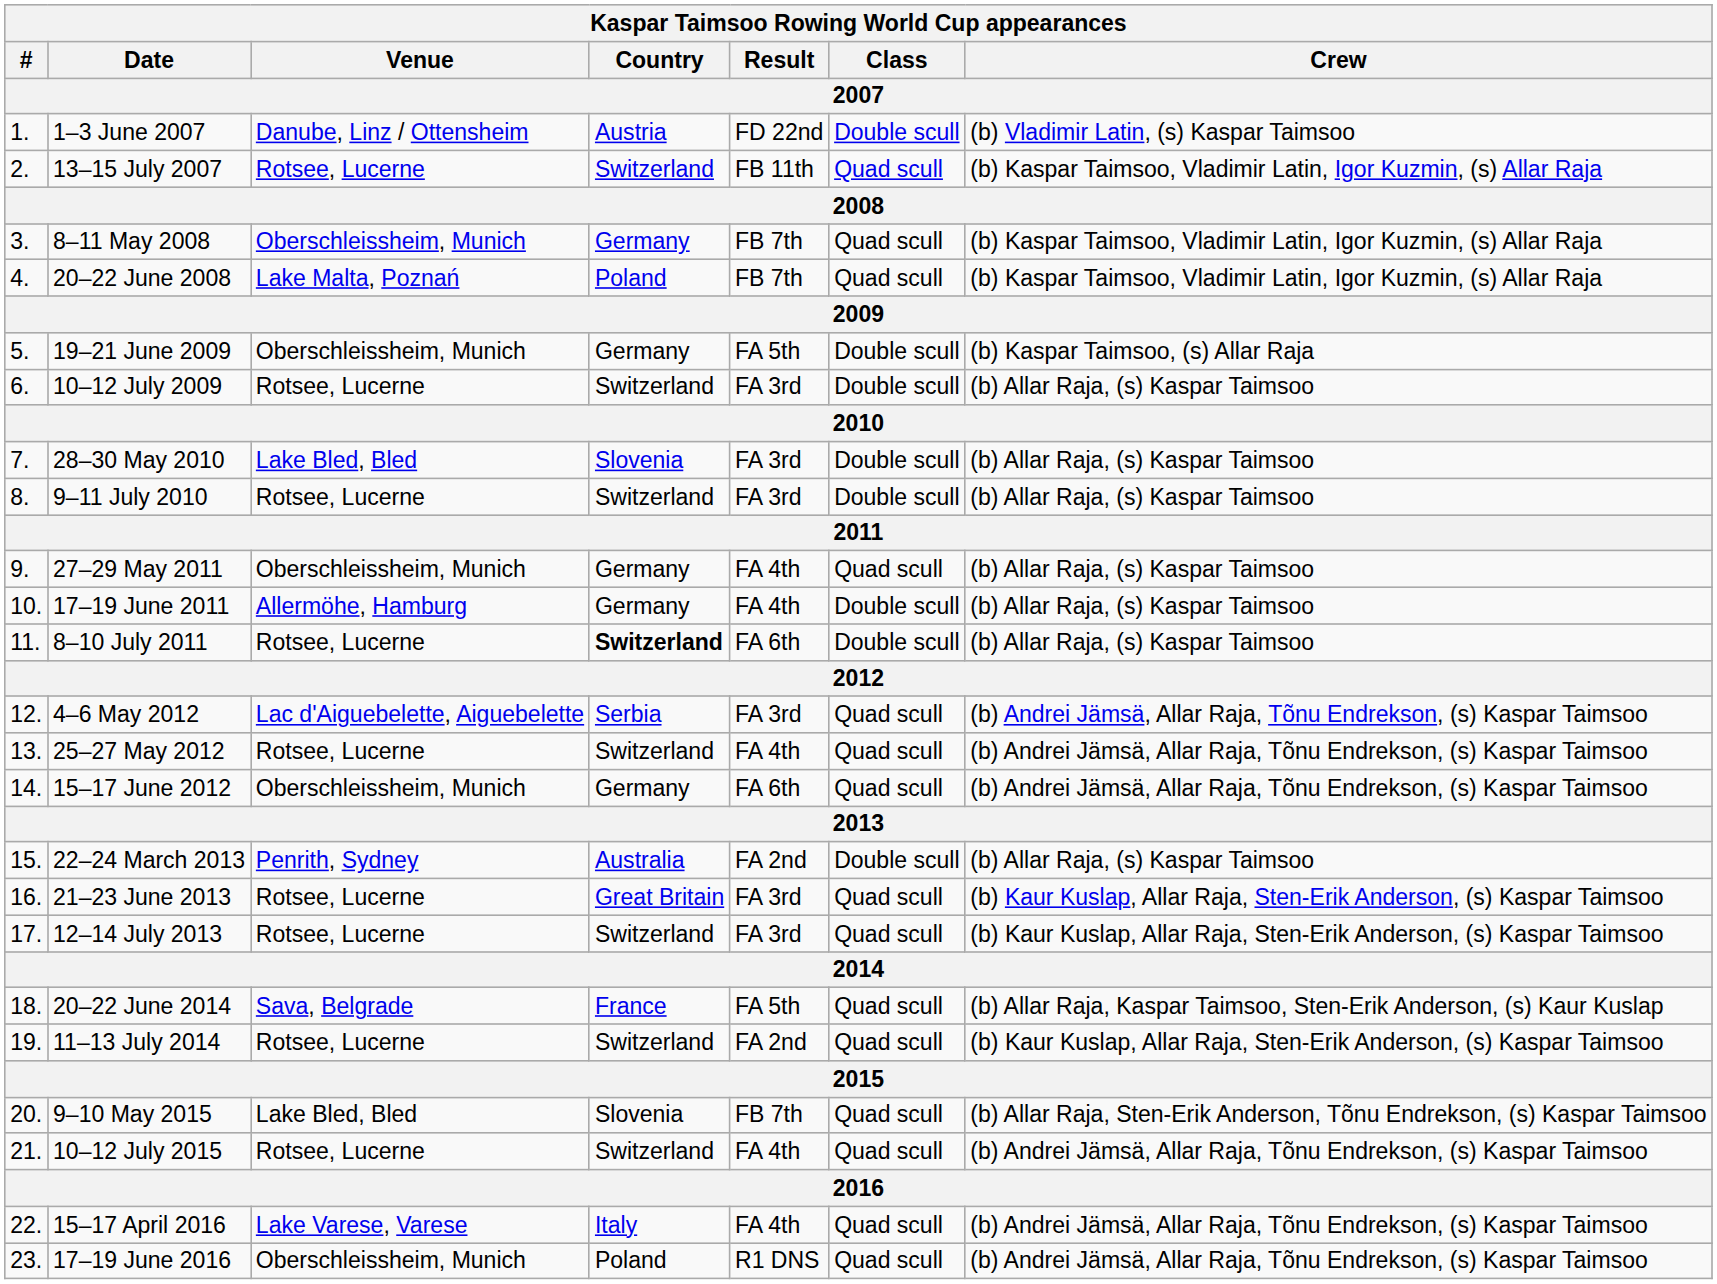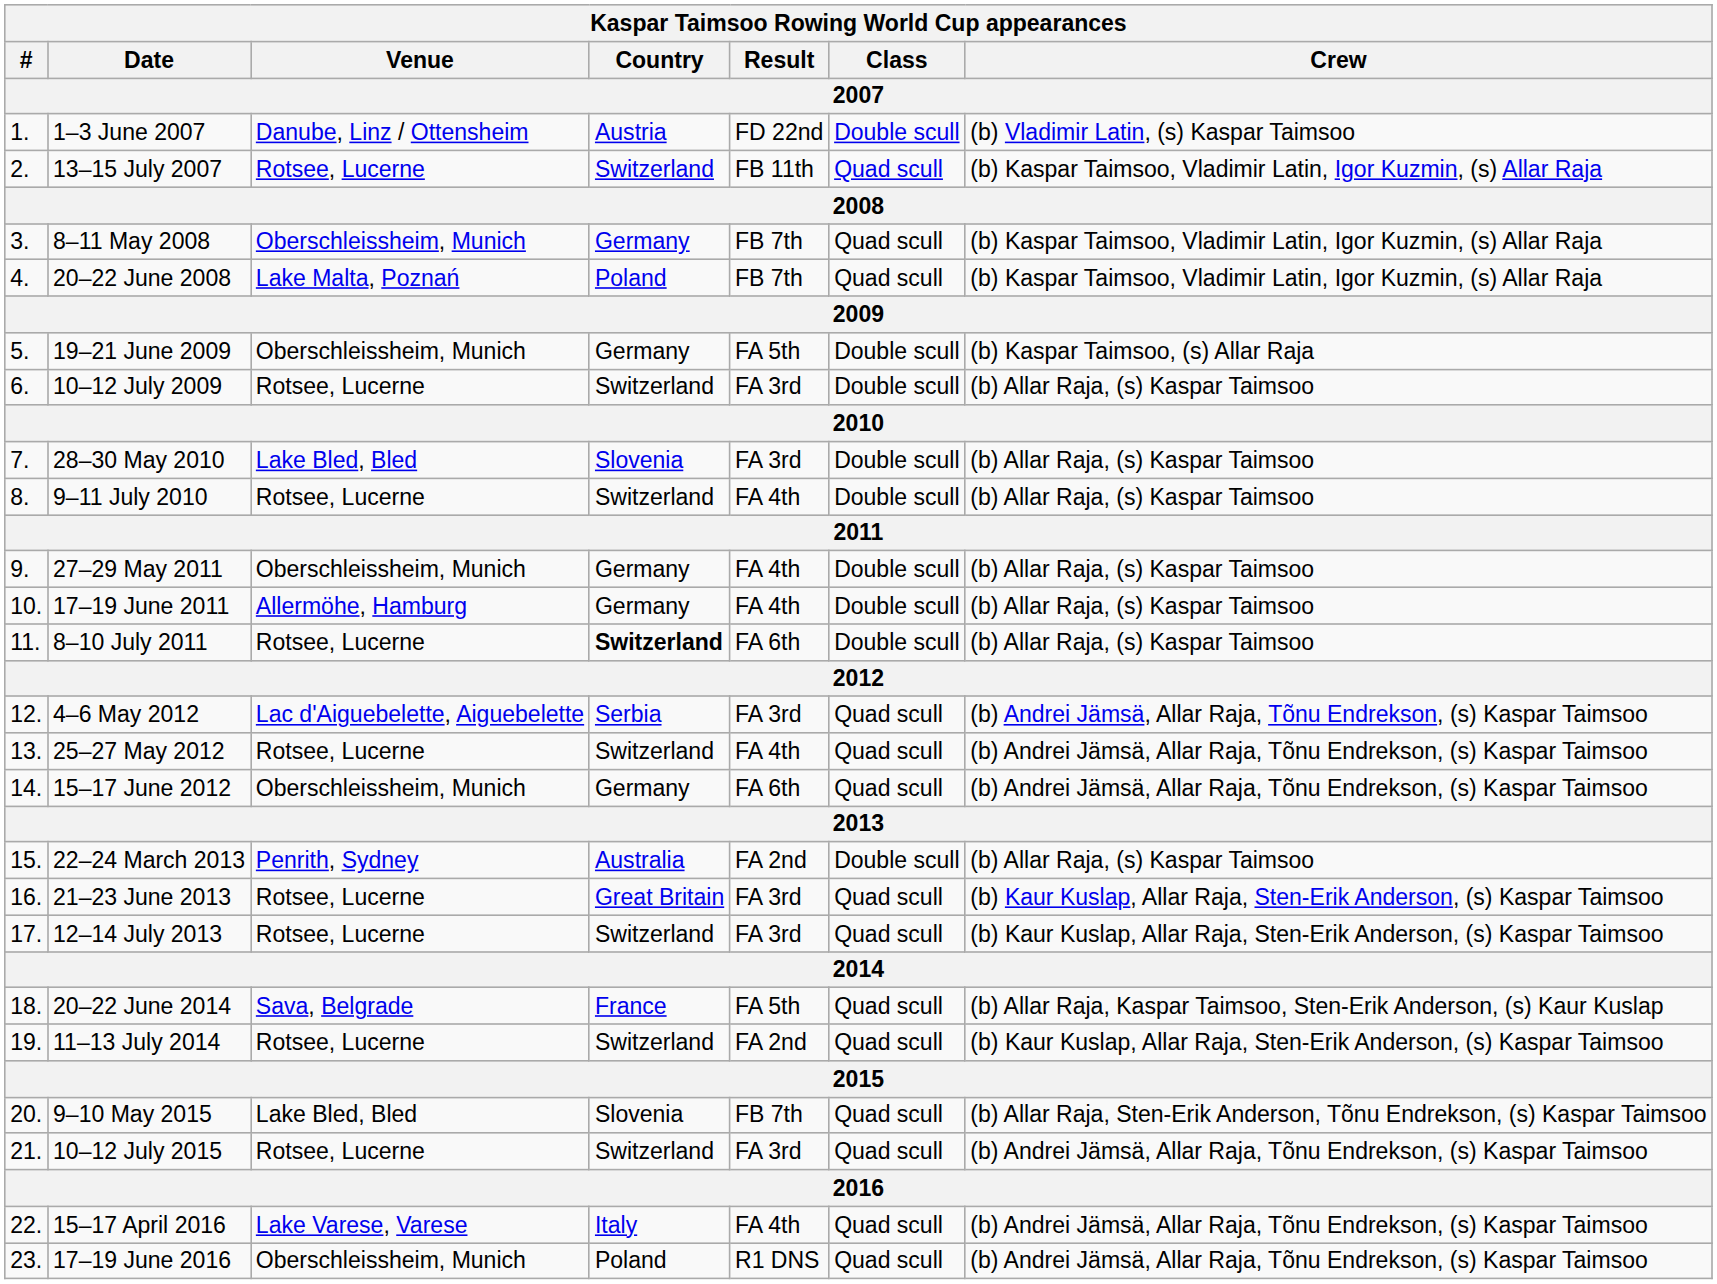(768, 497) FA 3rd -> (768, 497) FA 4th
(889, 569) Quad scull -> (897, 569) Double scull
(768, 1152) FA 4th -> (768, 1152) FA 3rd
